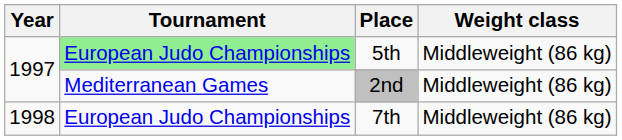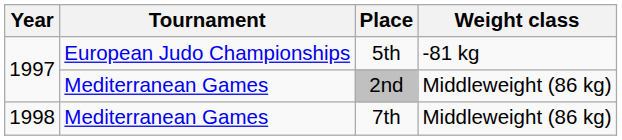(207, 53) lightgreen background -> (207, 53) no background
(517, 53) Middleweight (86 kg) -> (451, 53) -81 kg
(207, 118) European Judo Championships -> (166, 118) Mediterranean Games
